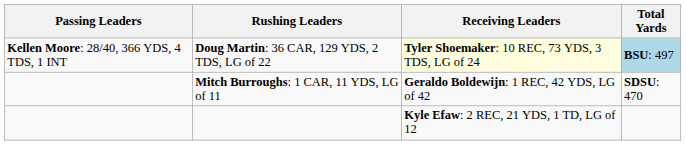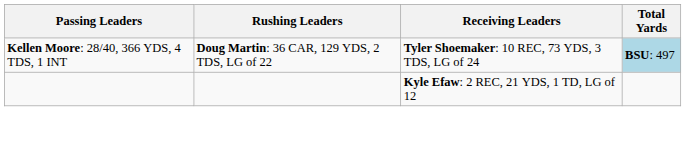(503, 55) lightyellow background -> (502, 55) no background
- row: (297, 89)
